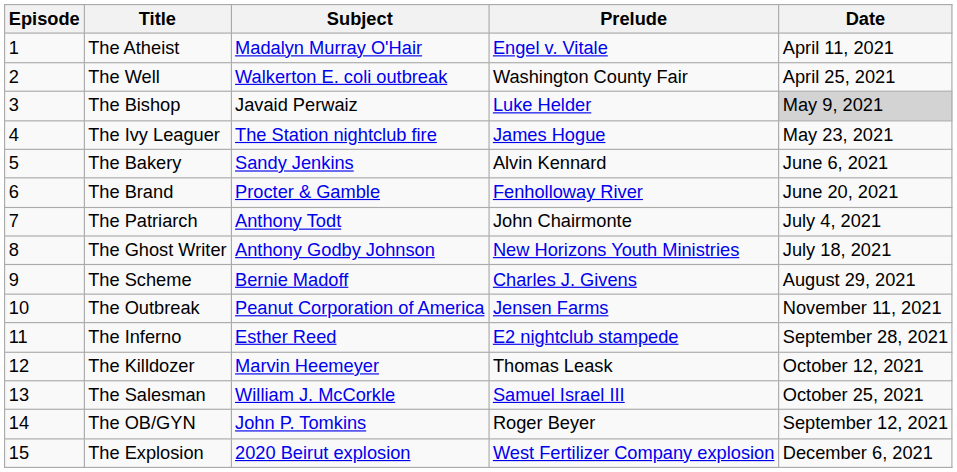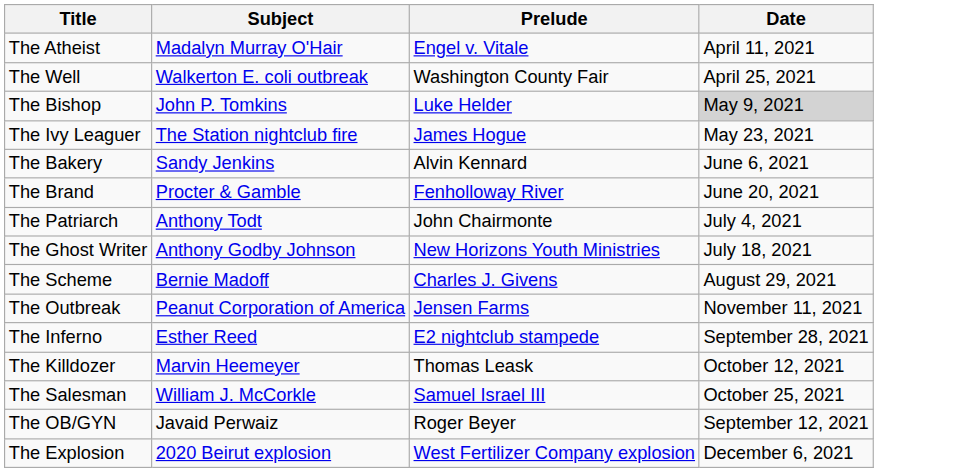- column: (44, 18)
(296, 105) Javaid Perwaiz -> (221, 105) John P. Tomkins
(301, 423) John P. Tomkins -> (217, 423) Javaid Perwaiz
